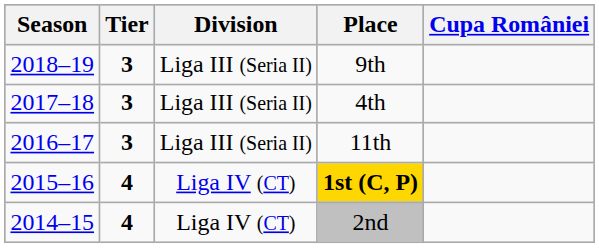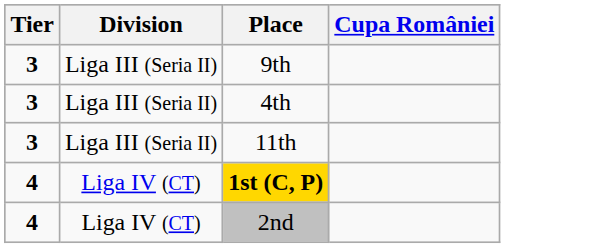- column: (52, 24)
